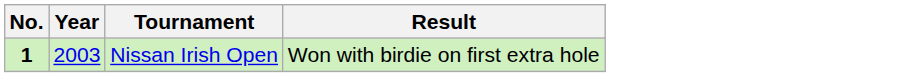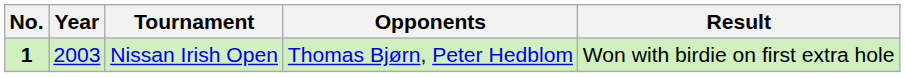+ column: (430, 22)
